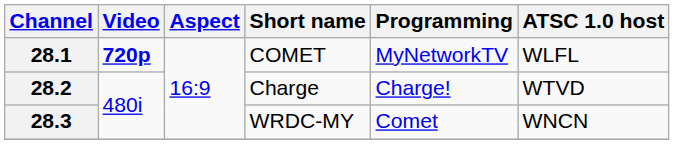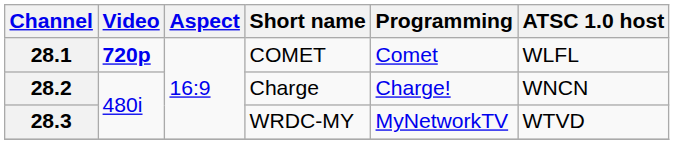(442, 54) MyNetworkTV -> (407, 54) Comet
(554, 88) WTVD -> (555, 88) WNCN
(407, 121) Comet -> (442, 121) MyNetworkTV
(555, 121) WNCN -> (554, 121) WTVD
